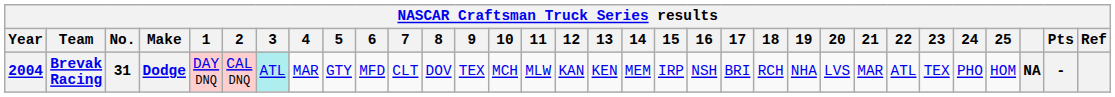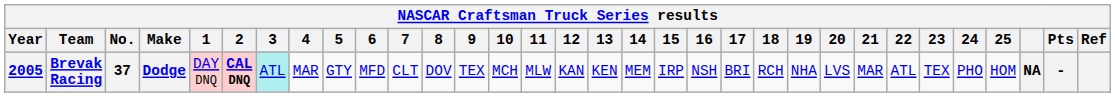(26, 71) 2004 -> (26, 71) 2005
(122, 71) 31 -> (122, 71) 37
(239, 71) normal -> (239, 71) bold
